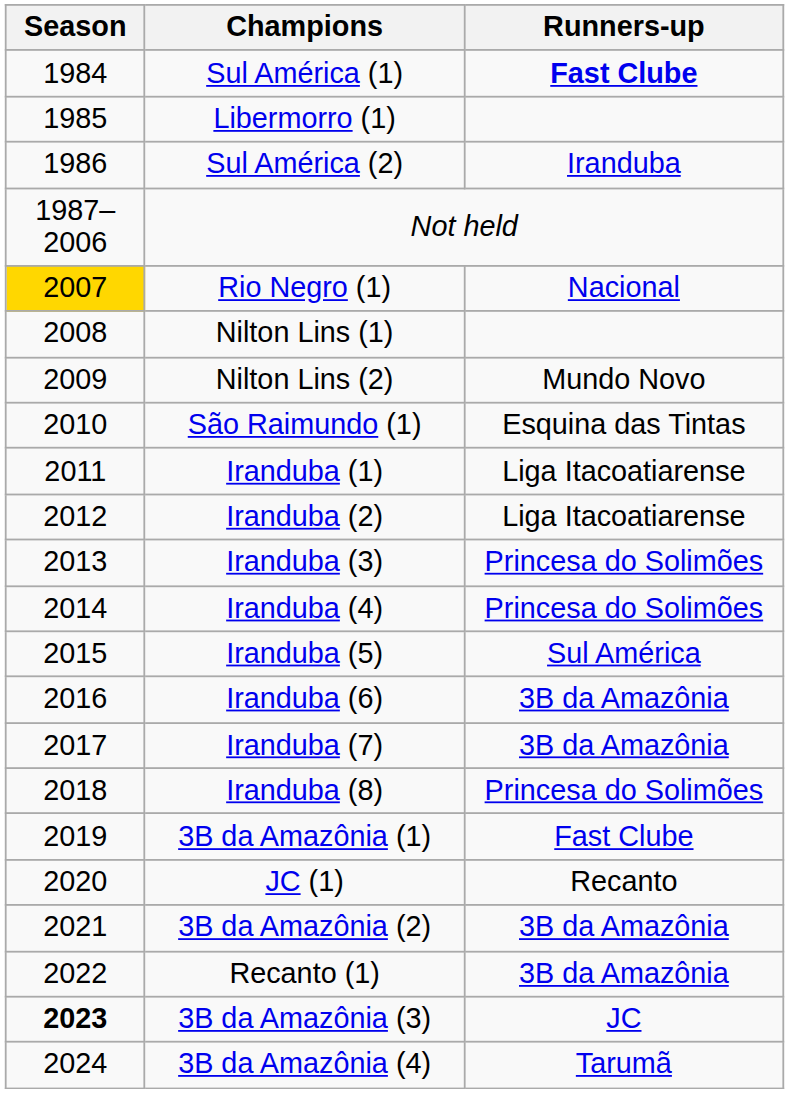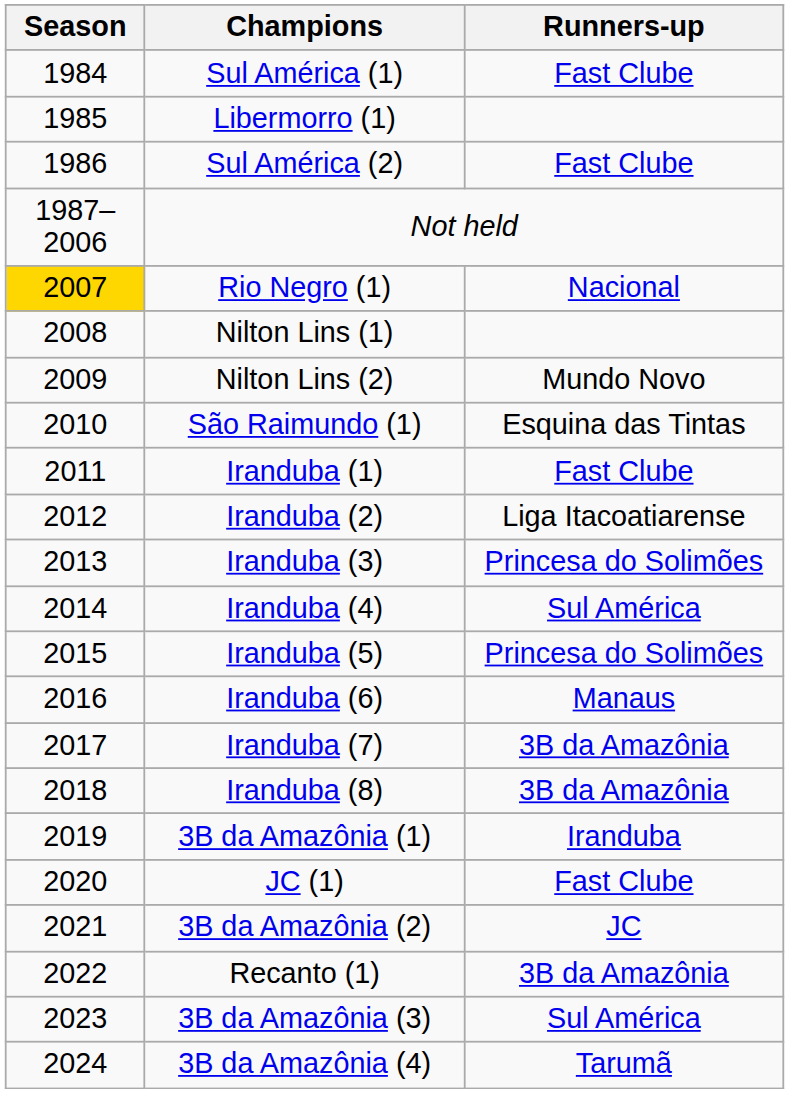(624, 73) bold -> (624, 73) normal
(624, 164) Iranduba -> (624, 164) Fast Clube
(624, 470) Liga Itacoatiarense -> (624, 470) Fast Clube
(624, 607) Princesa do Solimões -> (624, 607) Sul América
(624, 653) Sul América -> (624, 653) Princesa do Solimões
(624, 699) 3B da Amazônia -> (624, 699) Manaus
(624, 790) Princesa do Solimões -> (624, 790) 3B da Amazônia
(624, 836) Fast Clube -> (624, 836) Iranduba
(624, 881) Recanto -> (624, 881) Fast Clube
(624, 927) 3B da Amazônia -> (624, 927) JC
(75, 1018) bold -> (75, 1018) normal
(624, 1018) JC -> (624, 1018) Sul América
